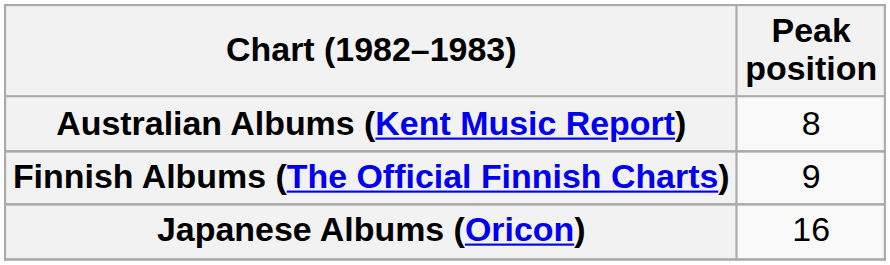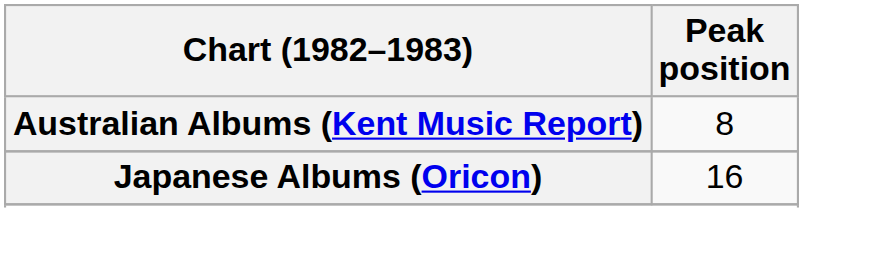- row: (371, 177)
